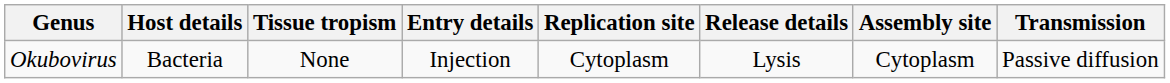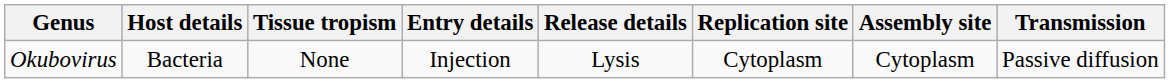columns swapped: (777, 22) <-> (619, 22)
